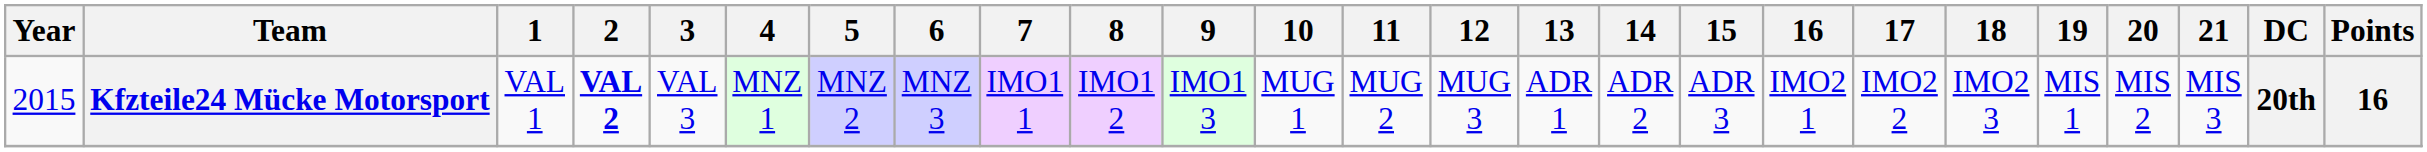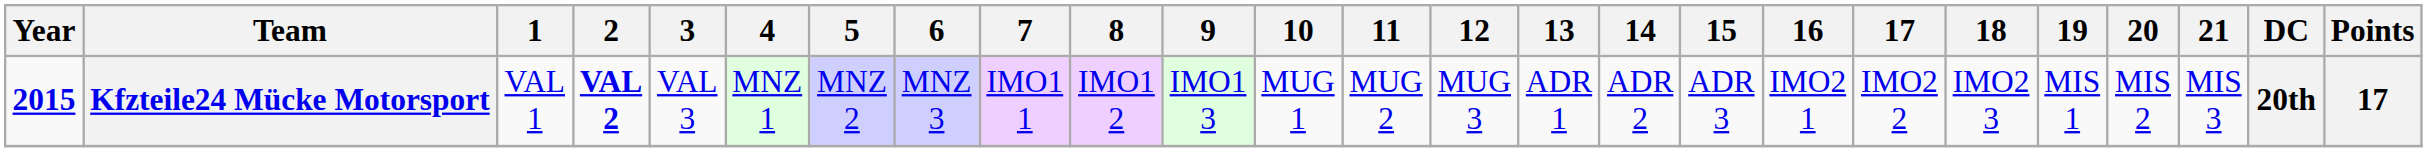(44, 100) normal -> (44, 100) bold
(2373, 100) 16 -> (2373, 100) 17
